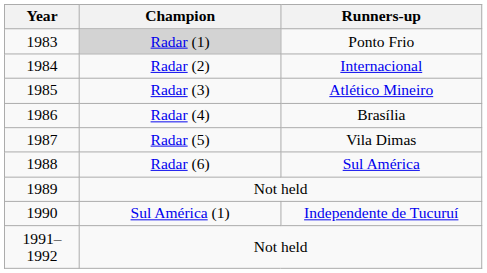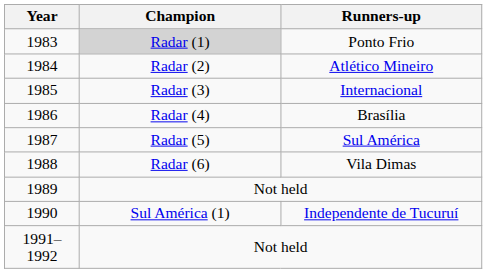(381, 66) Internacional -> (381, 66) Atlético Mineiro
(381, 90) Atlético Mineiro -> (381, 90) Internacional
(381, 139) Vila Dimas -> (381, 139) Sul América
(381, 164) Sul América -> (381, 164) Vila Dimas
